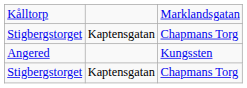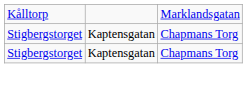- row: (28, 53)
